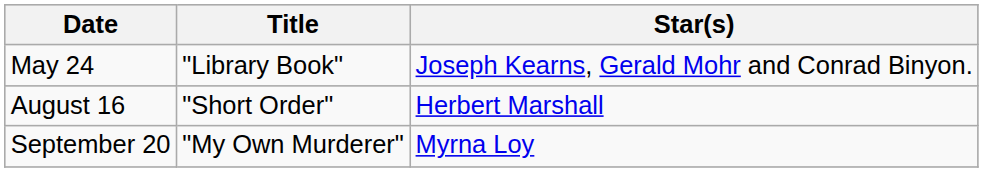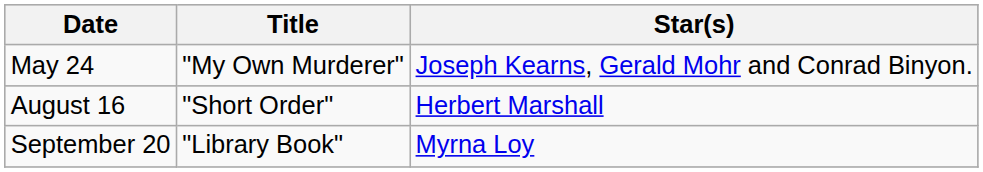(263, 65) "Library Book" -> (293, 65) "My Own Murderer"
(293, 145) "My Own Murderer" -> (263, 145) "Library Book"
